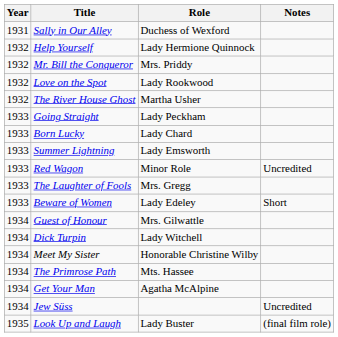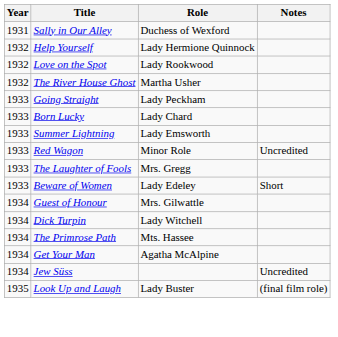- row: (83, 64)
- row: (67, 254)
